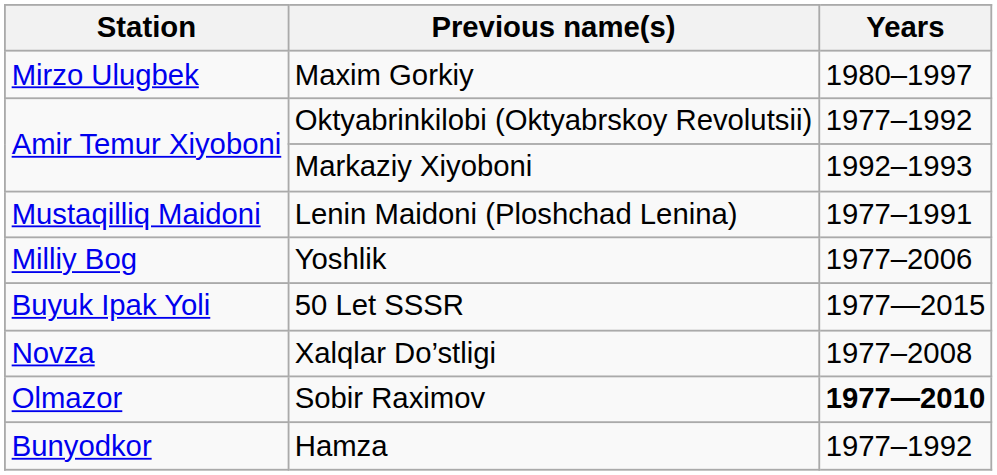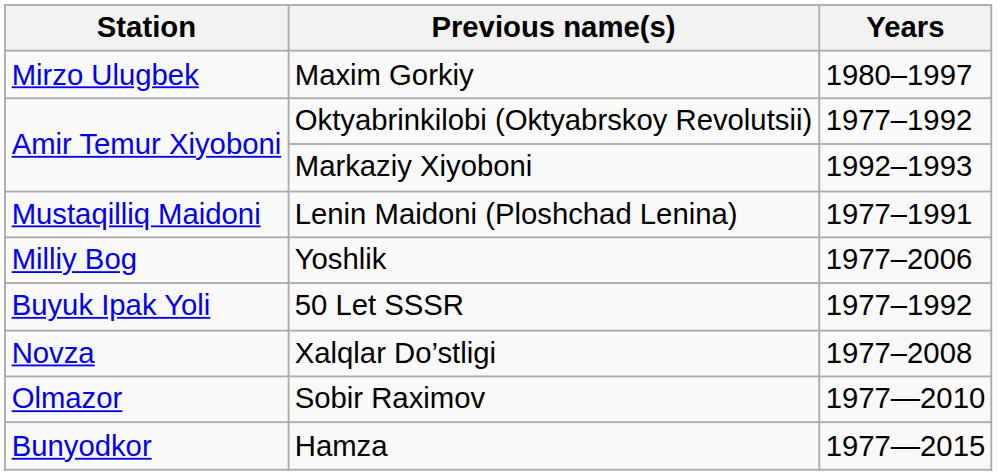(905, 306) 1977—2015 -> (899, 306) 1977–1992
(905, 399) bold -> (905, 399) normal
(899, 445) 1977–1992 -> (905, 445) 1977—2015
